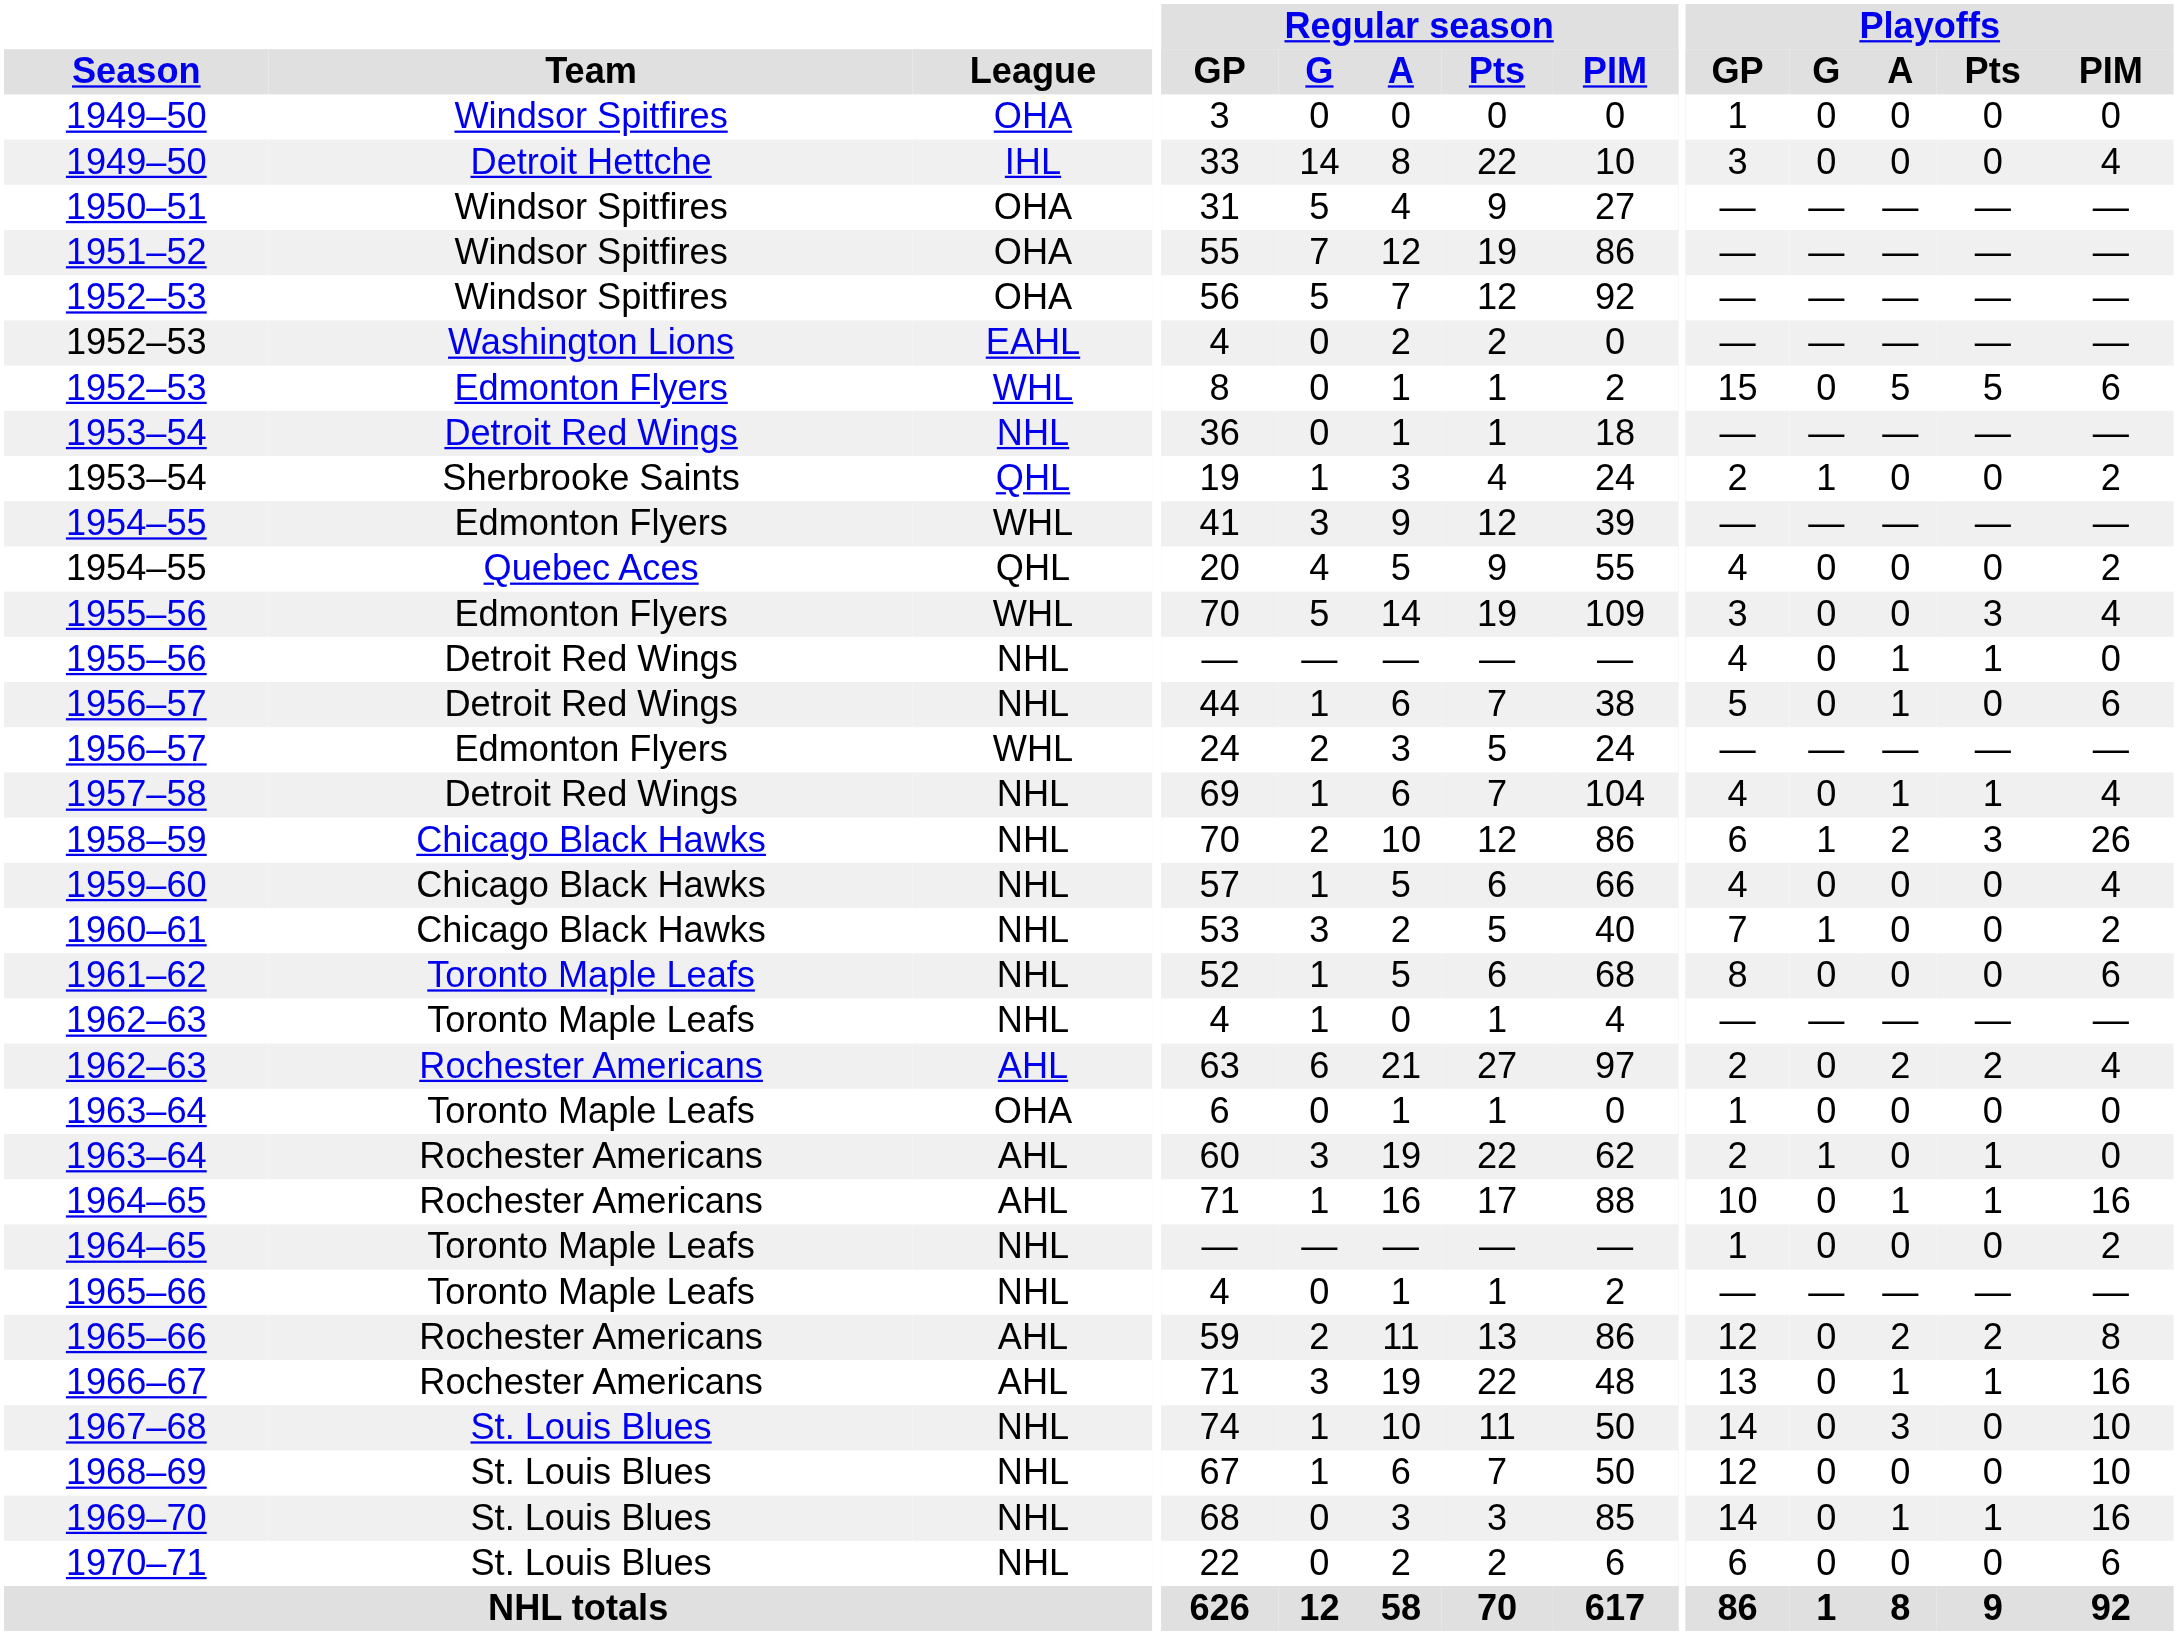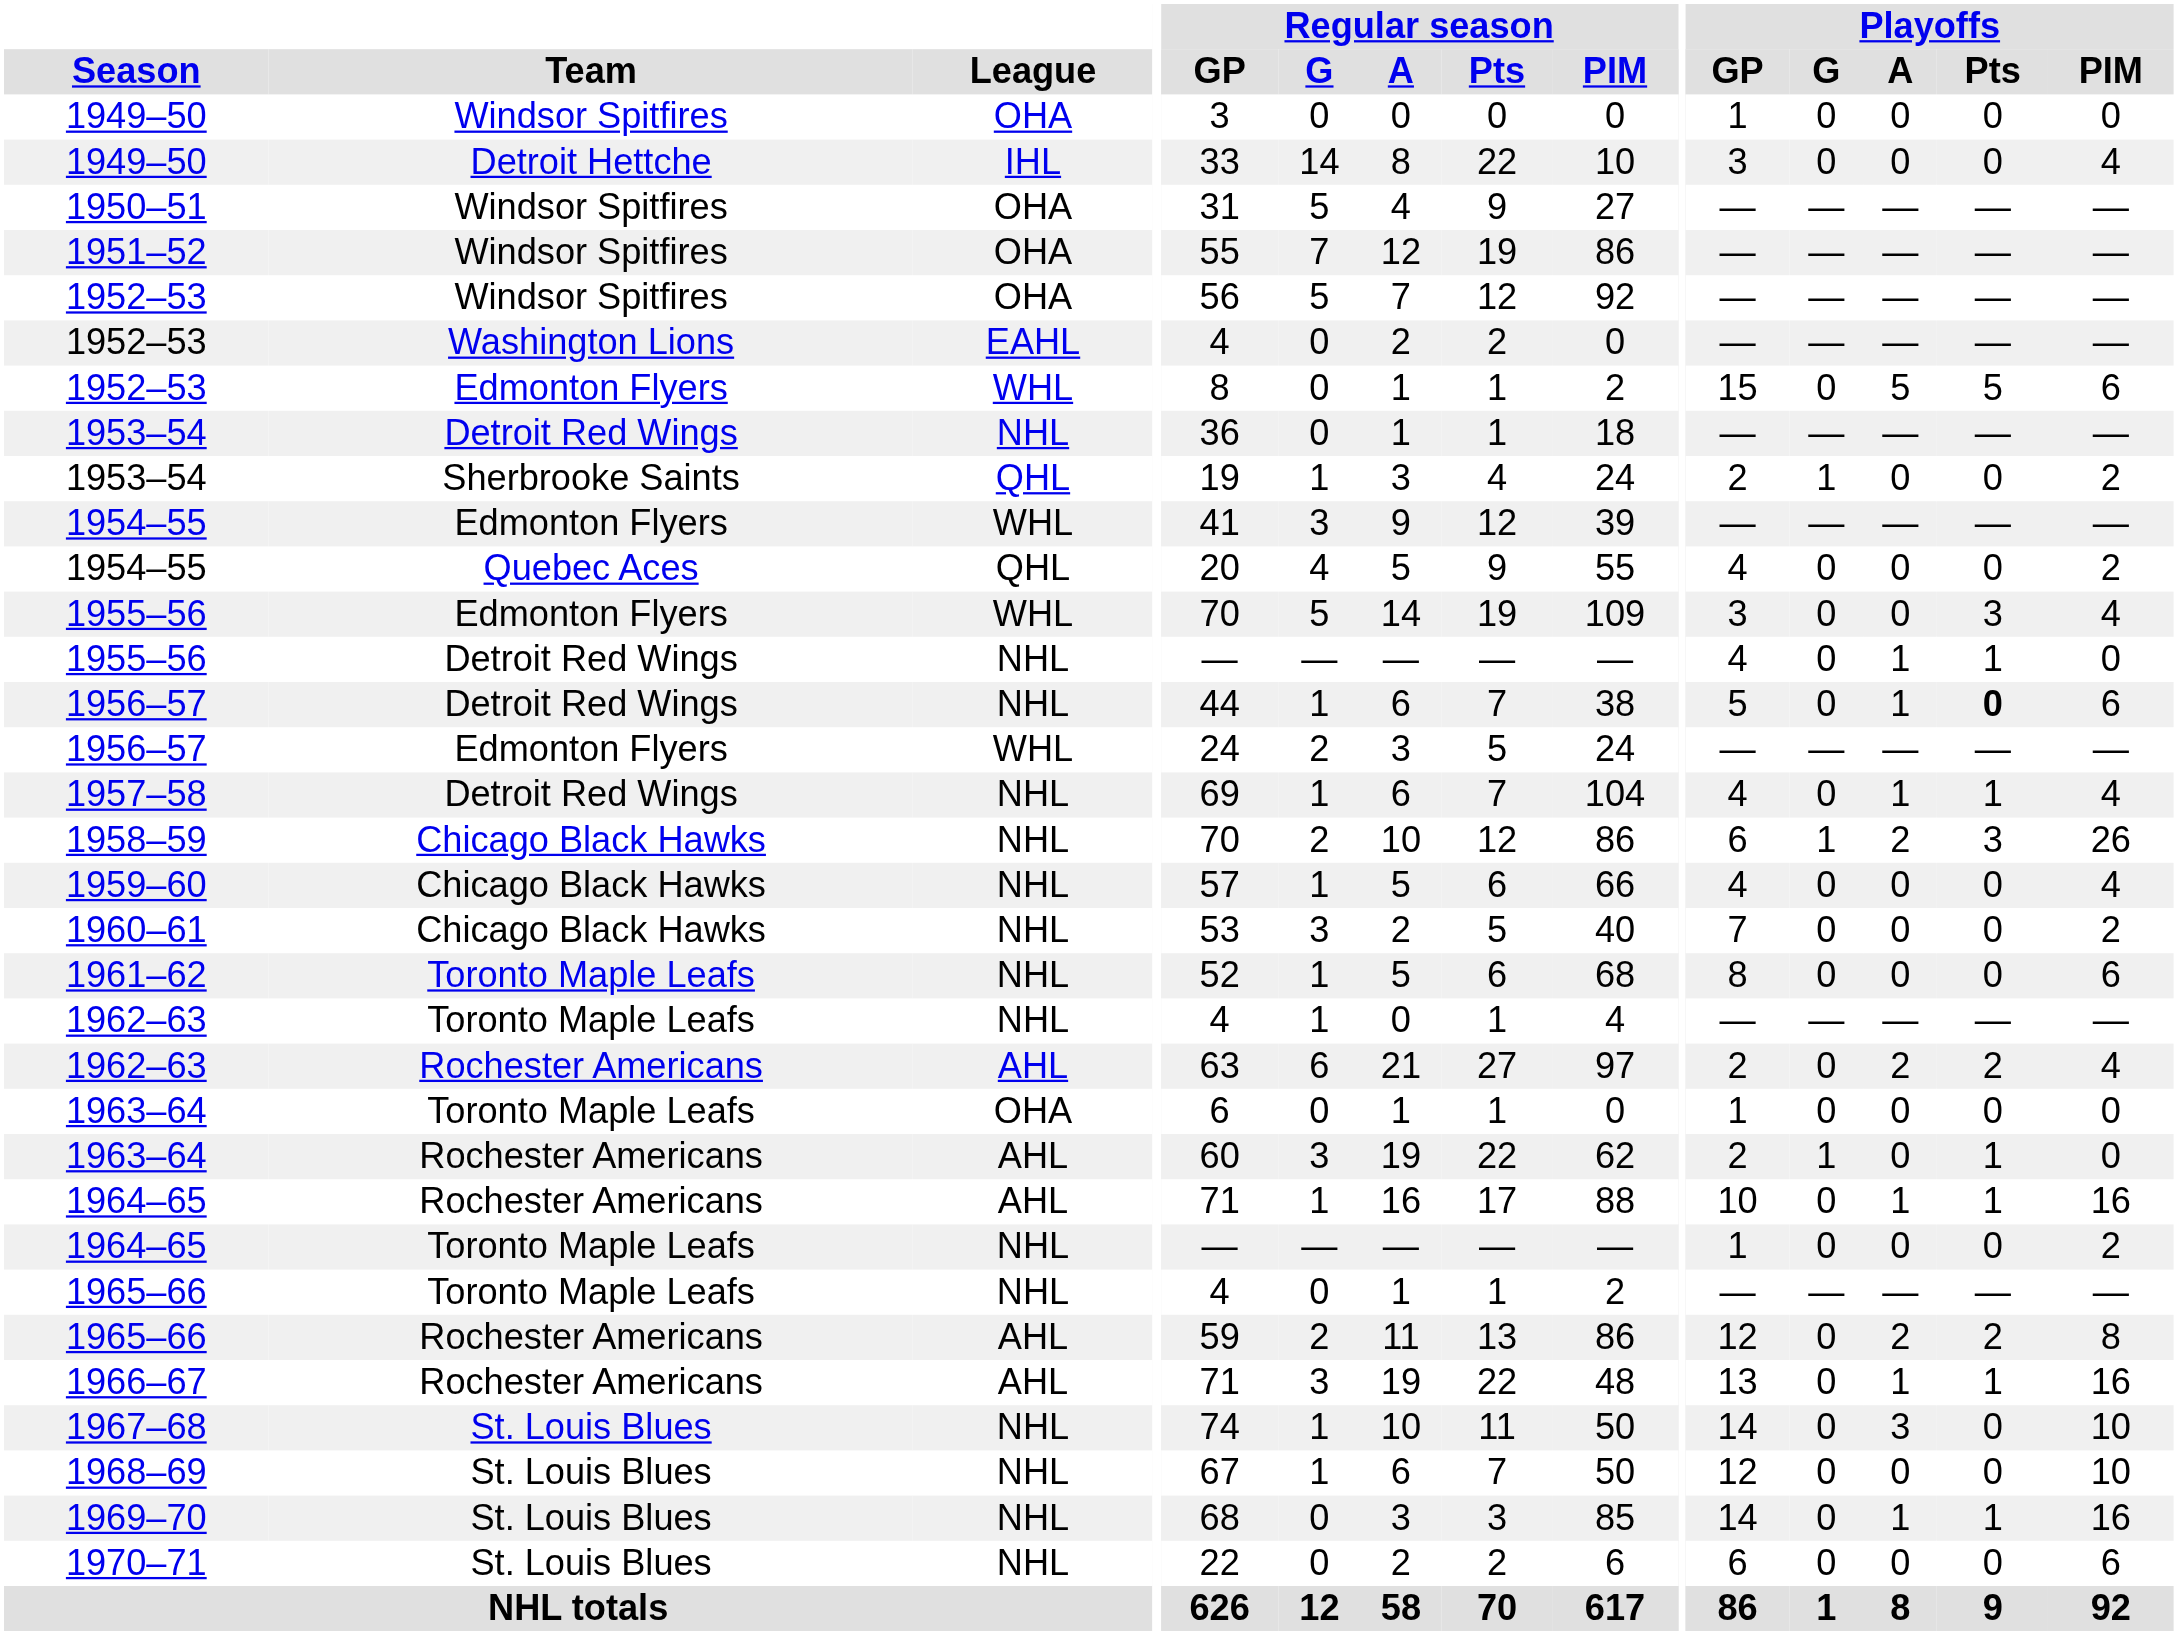(1993, 703) normal -> (1993, 703) bold
(1826, 929) 1 -> (1826, 929) 0
